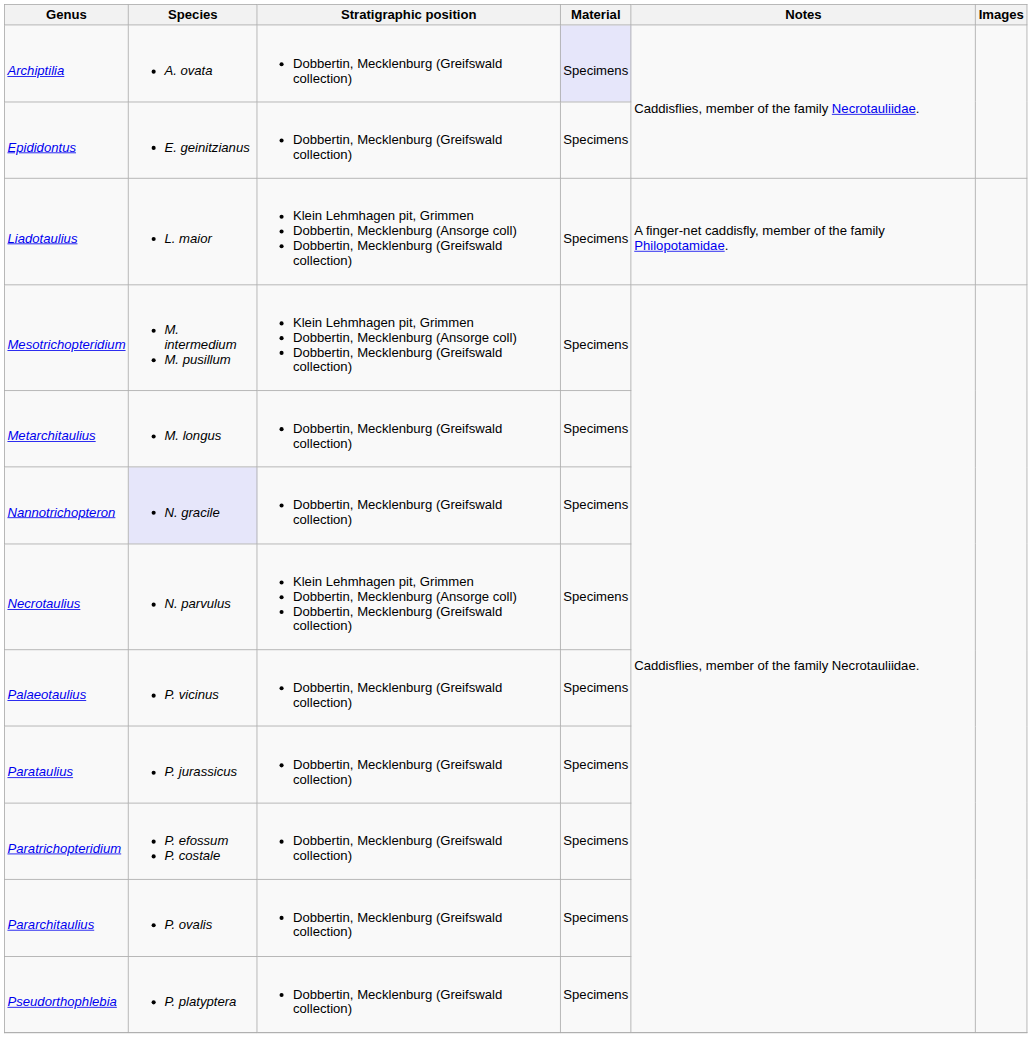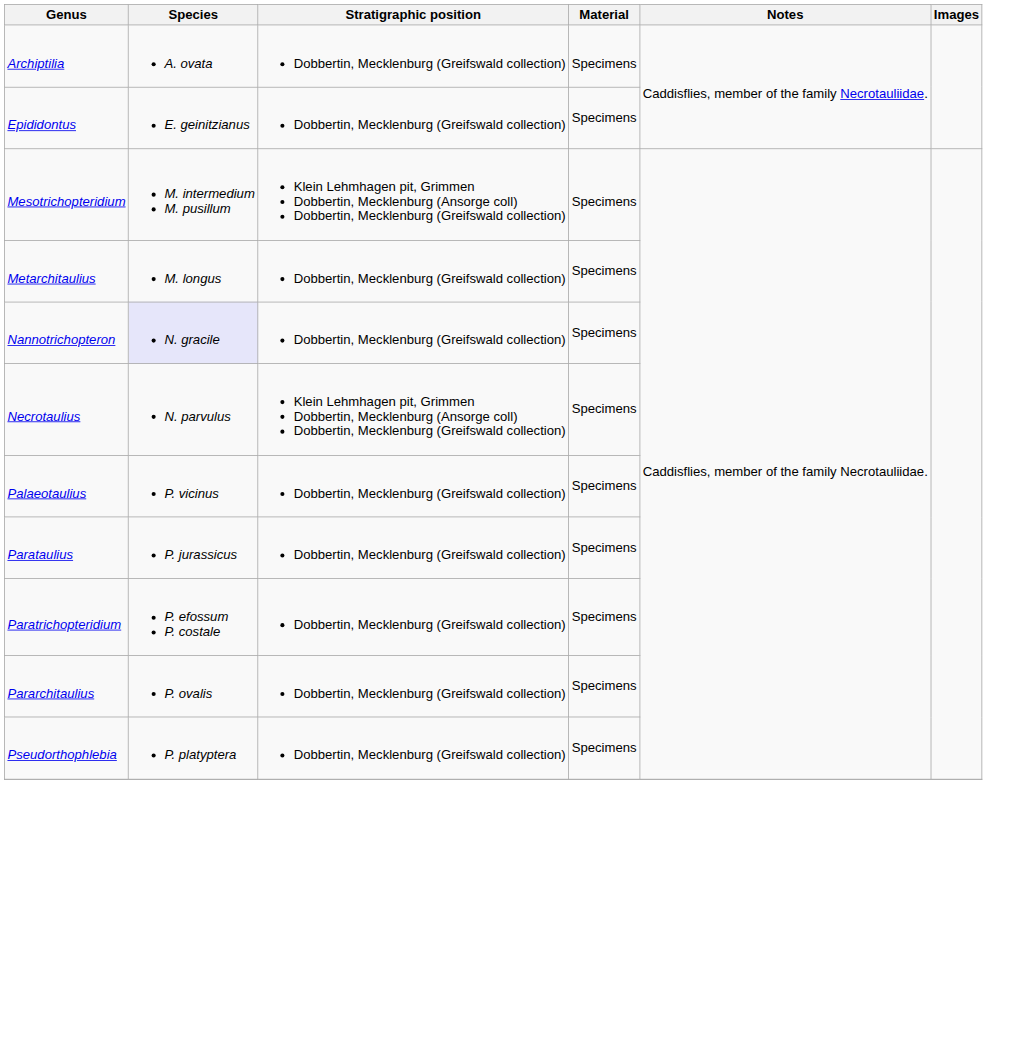(596, 70) lavender background -> (604, 63) no background
- row: (42, 238)
